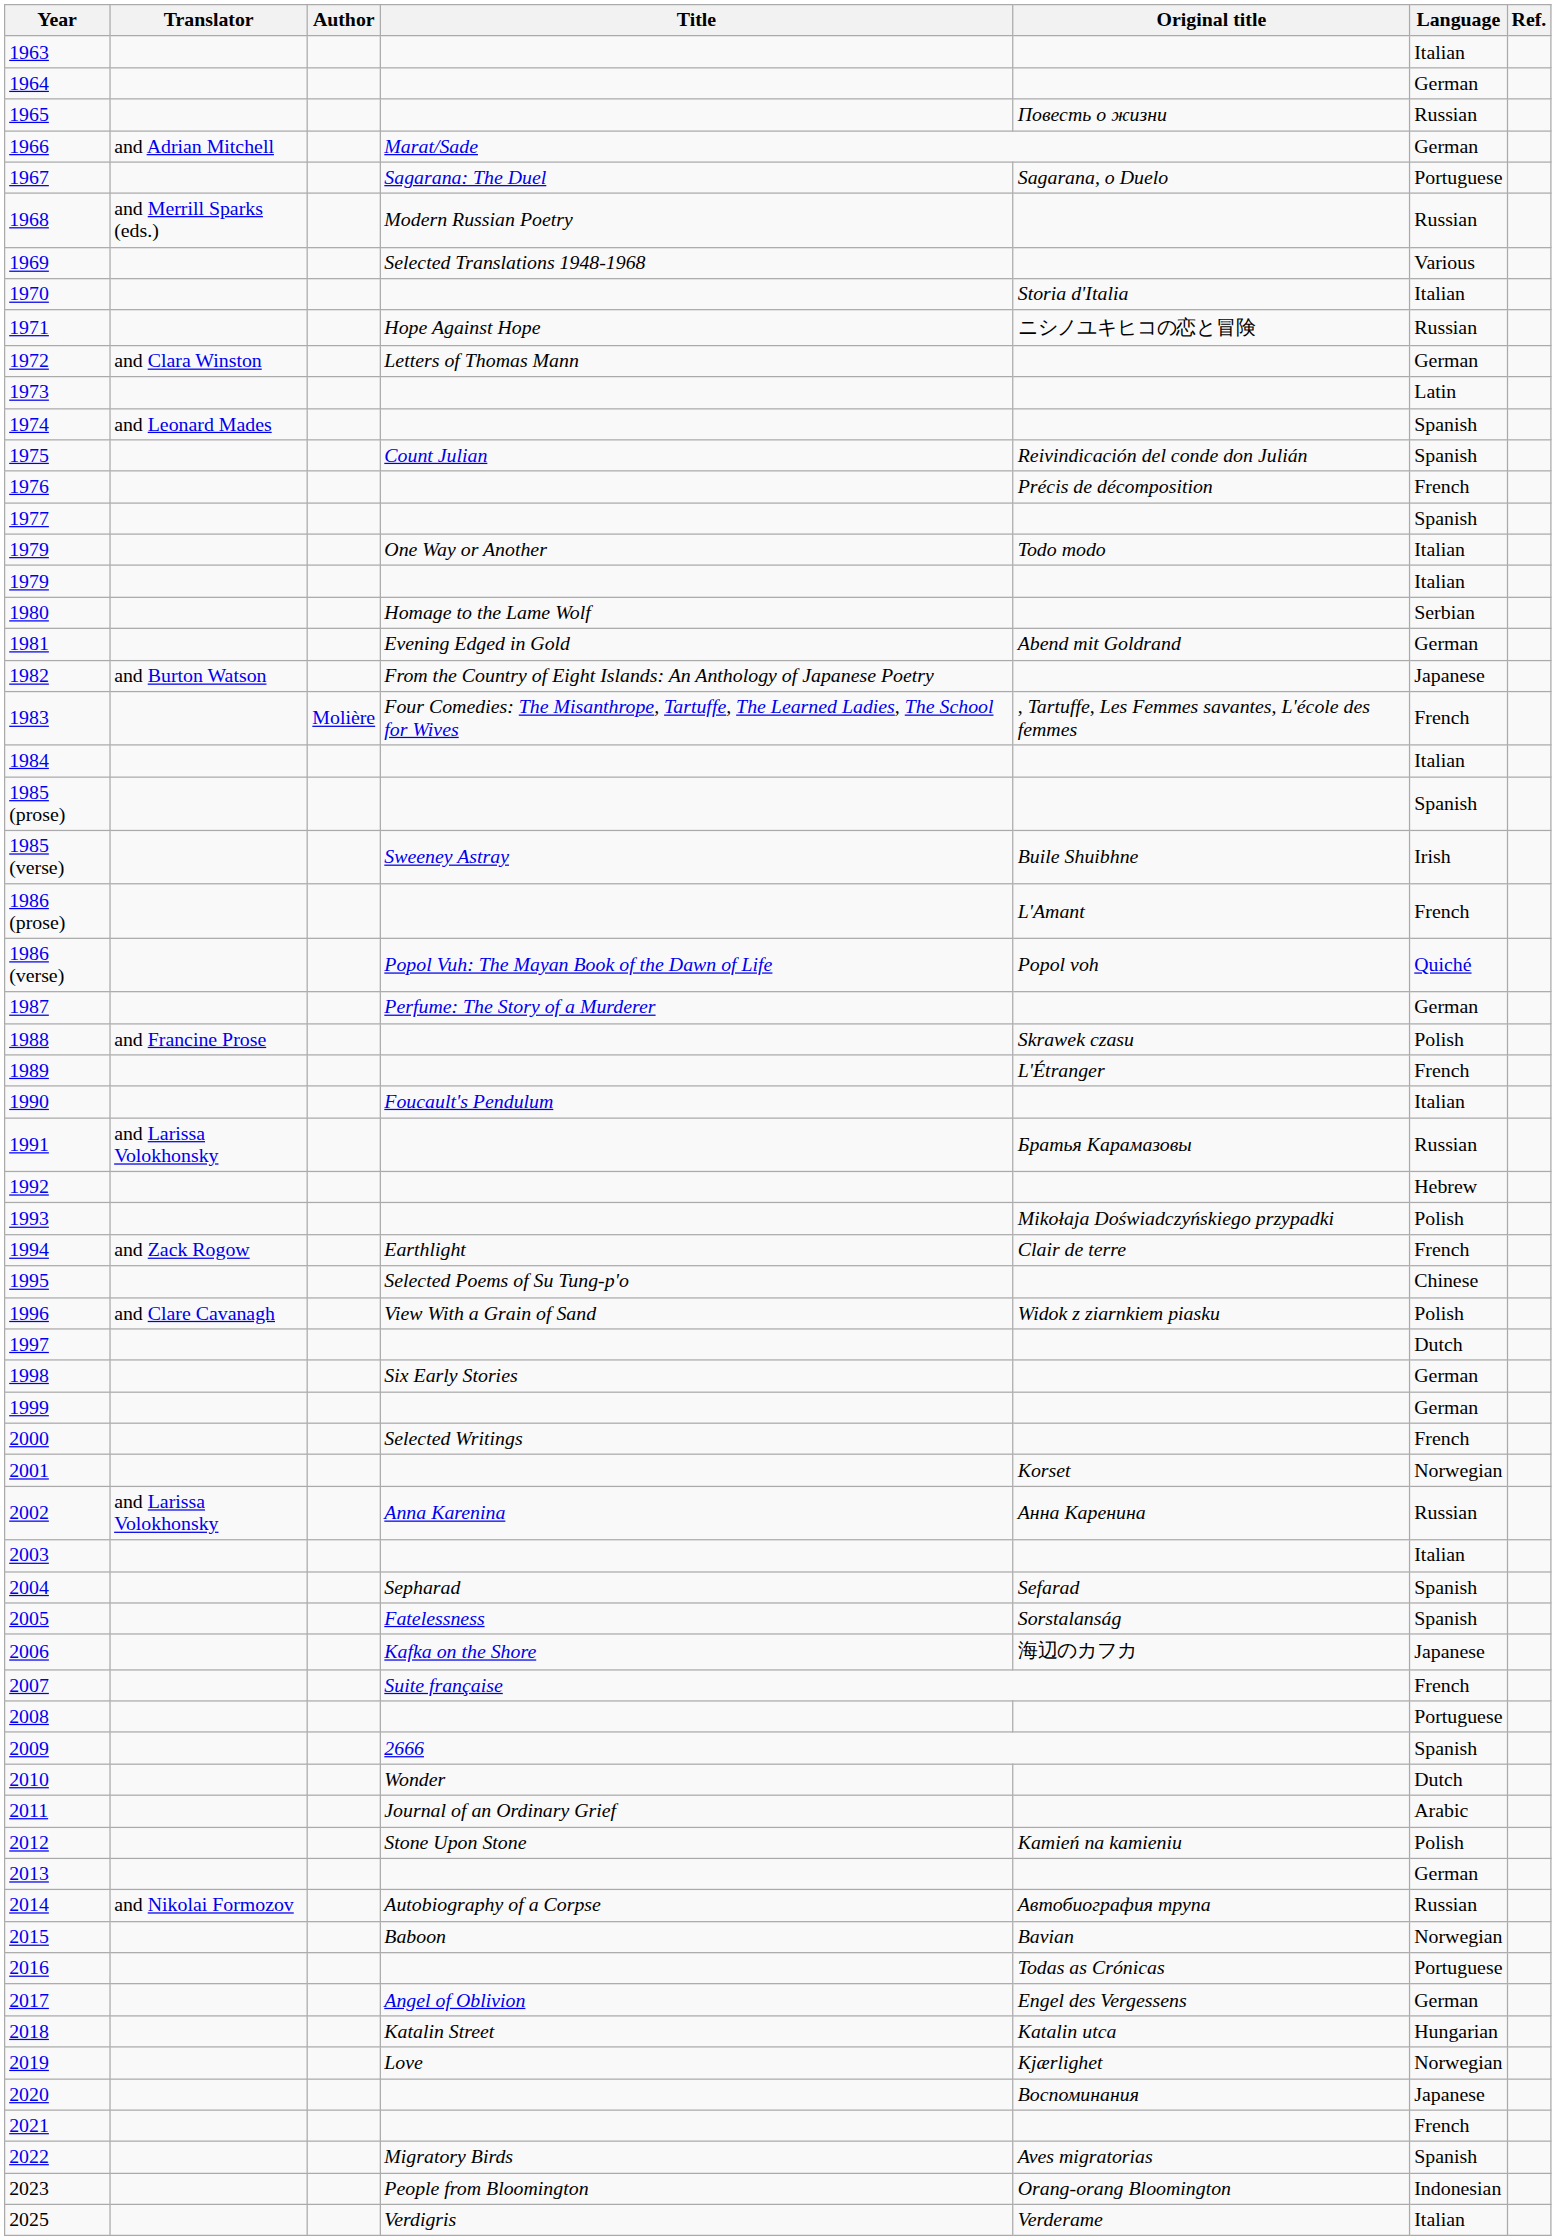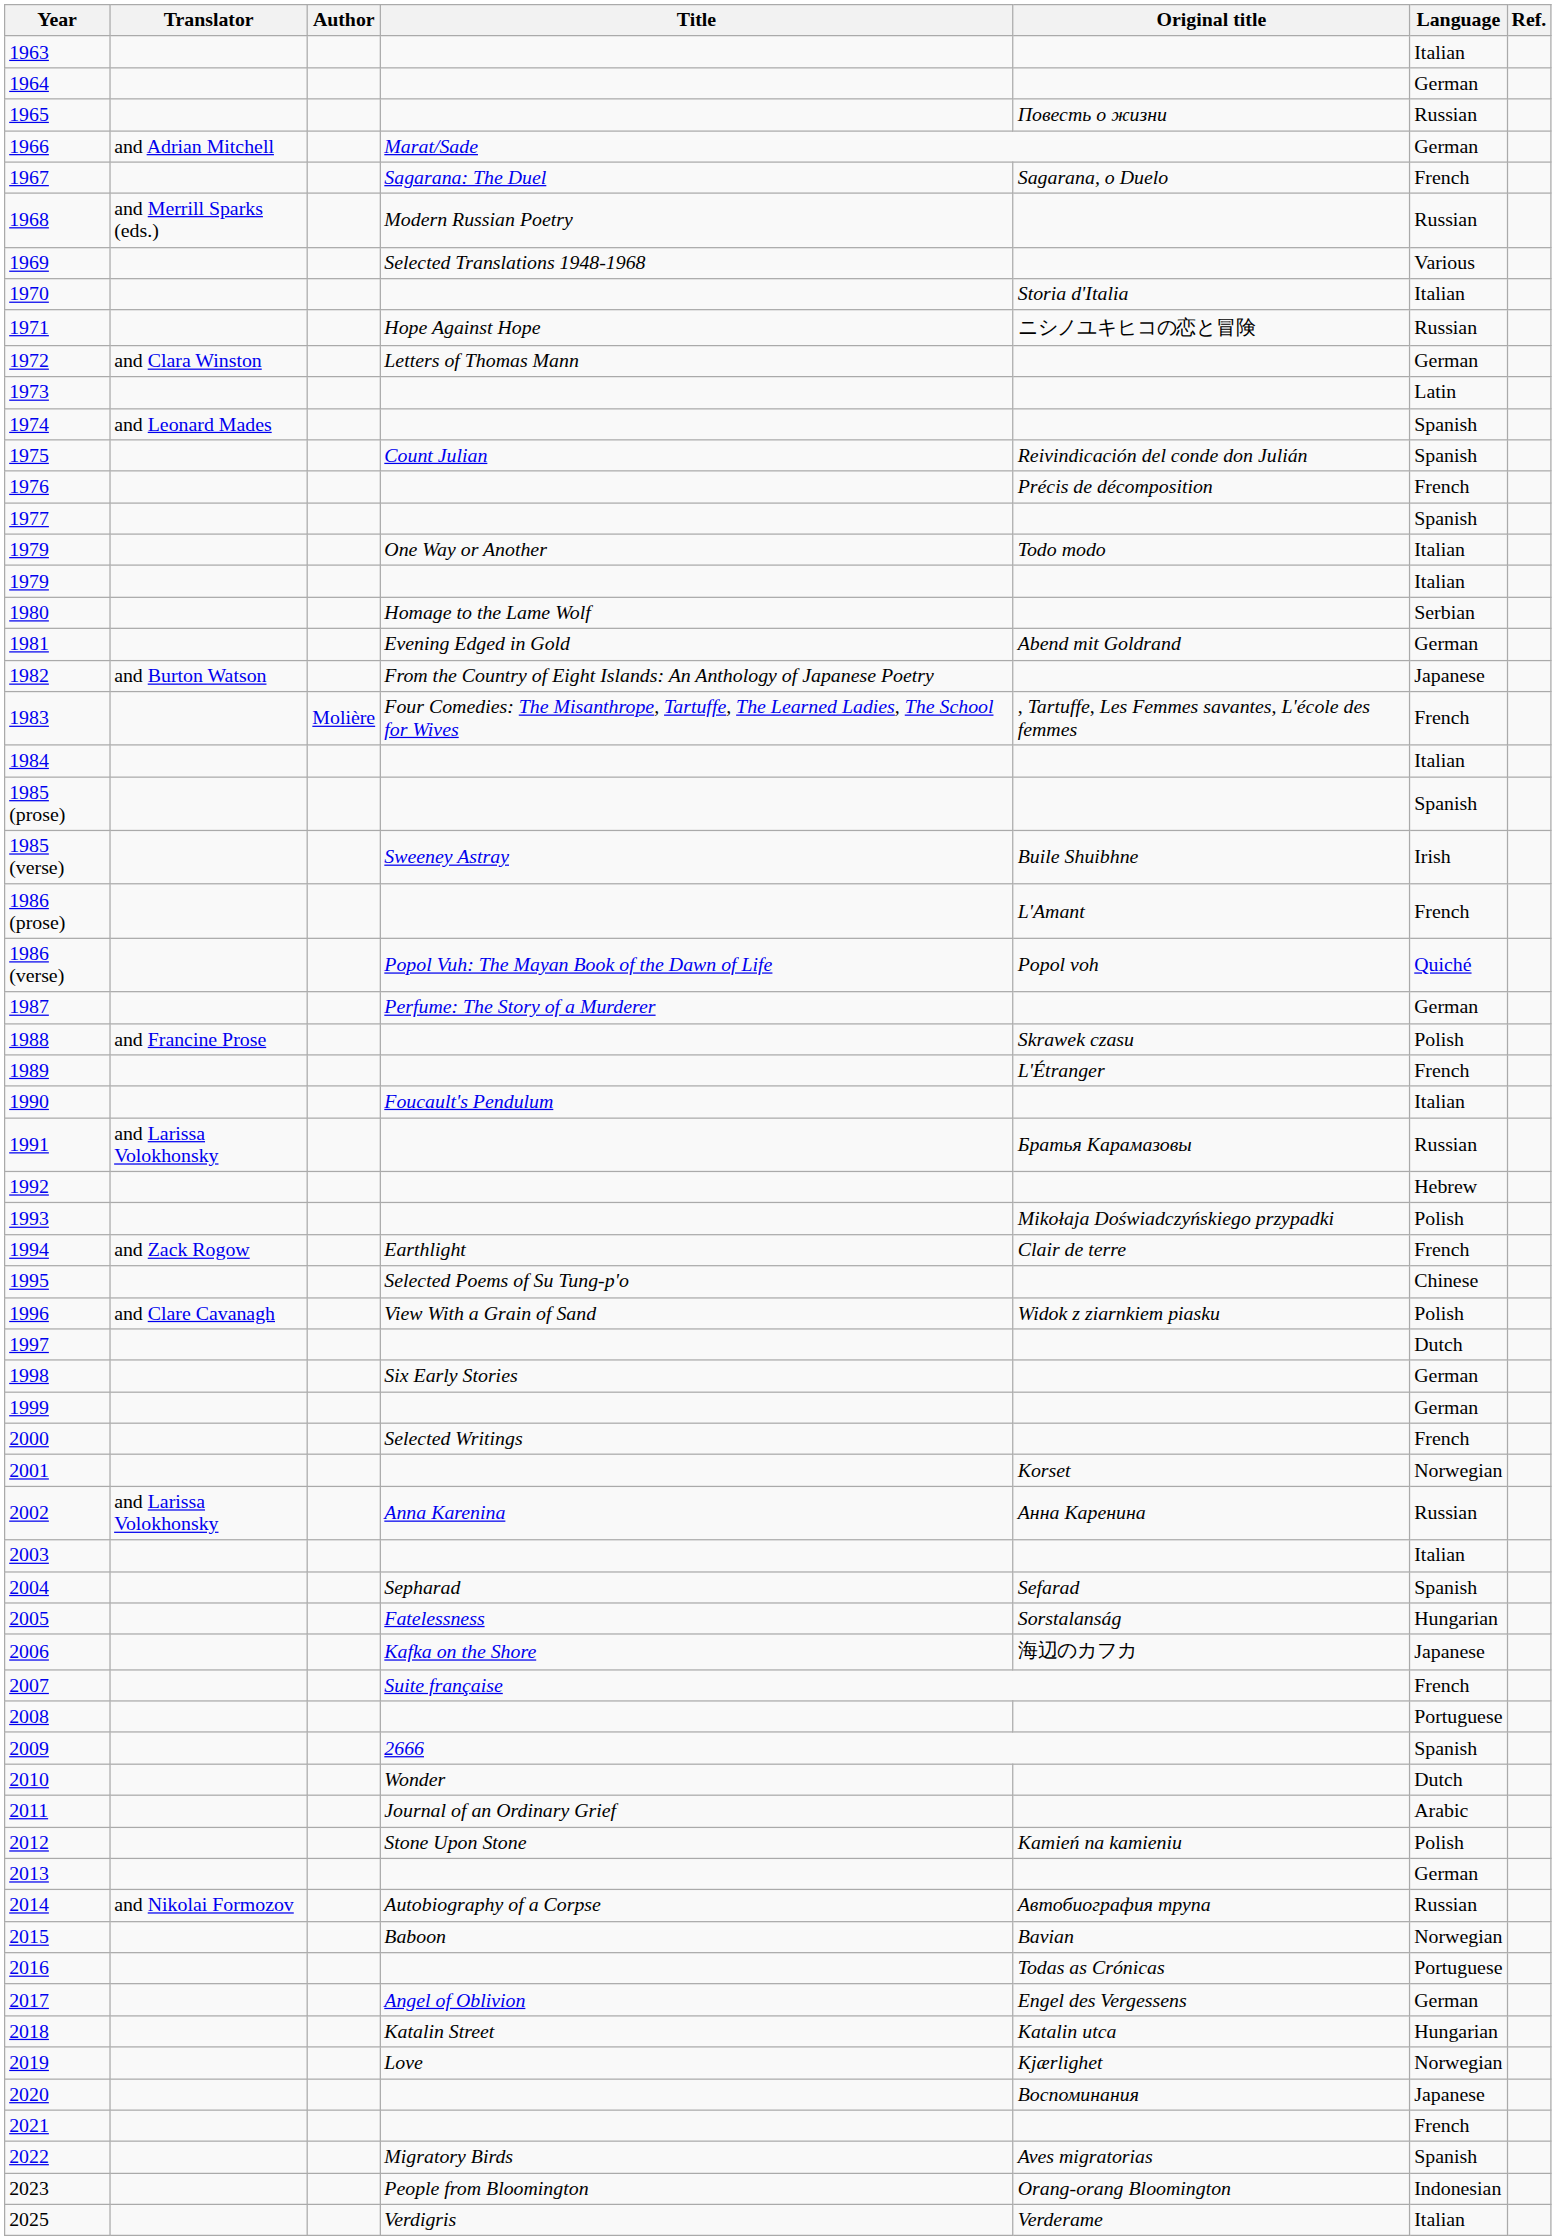(1458, 177) Portuguese -> (1442, 177) French
(1446, 1618) Spanish -> (1456, 1618) Hungarian
